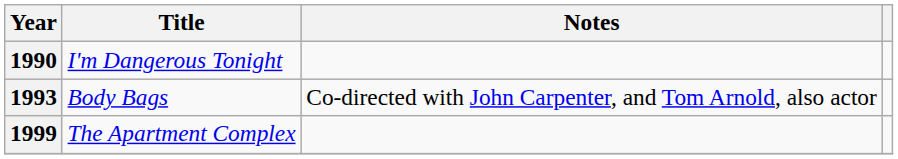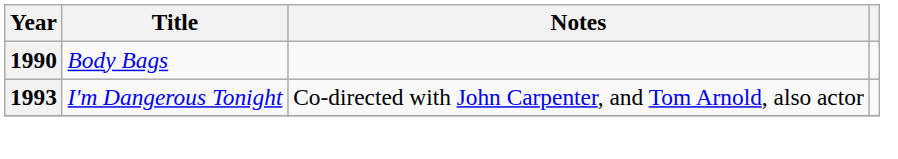(175, 60) I'm Dangerous Tonight -> (118, 60) Body Bags
(118, 97) Body Bags -> (175, 97) I'm Dangerous Tonight
- row: (33, 134)
